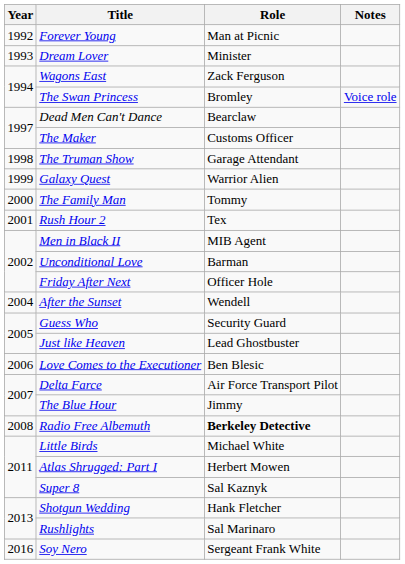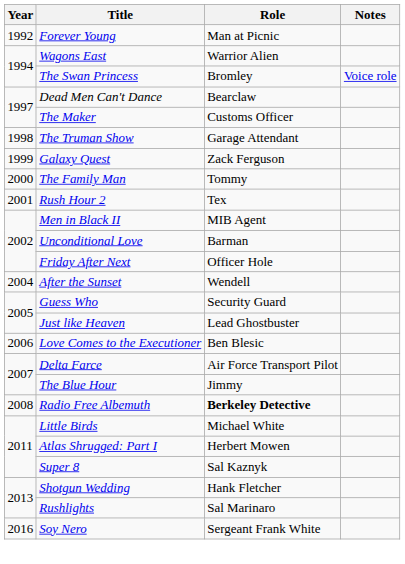- row: (74, 55)
(246, 76) Zack Ferguson -> (243, 55) Warrior Alien
(243, 179) Warrior Alien -> (246, 158) Zack Ferguson
